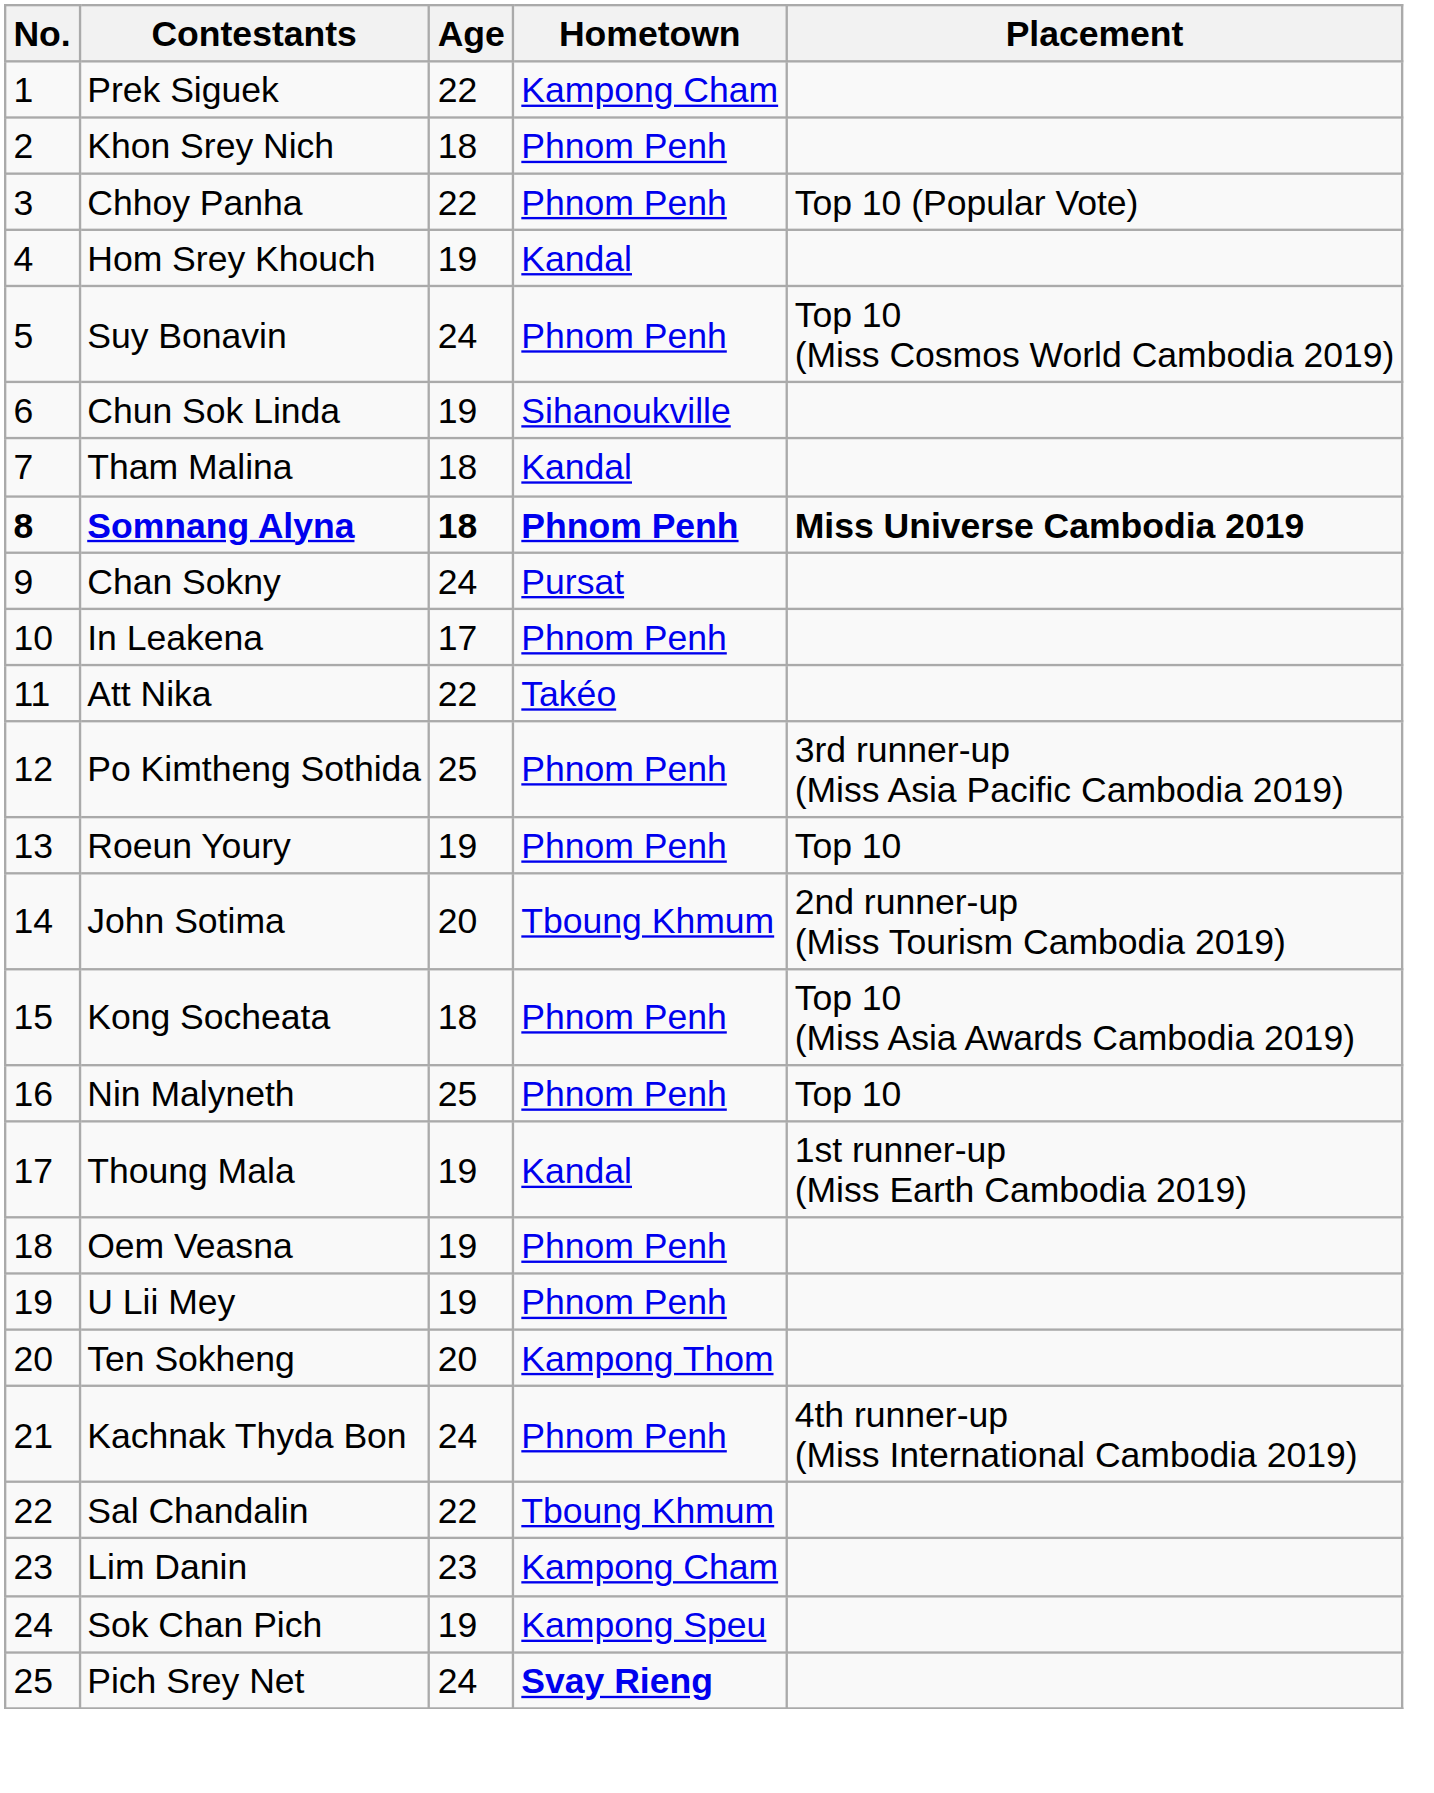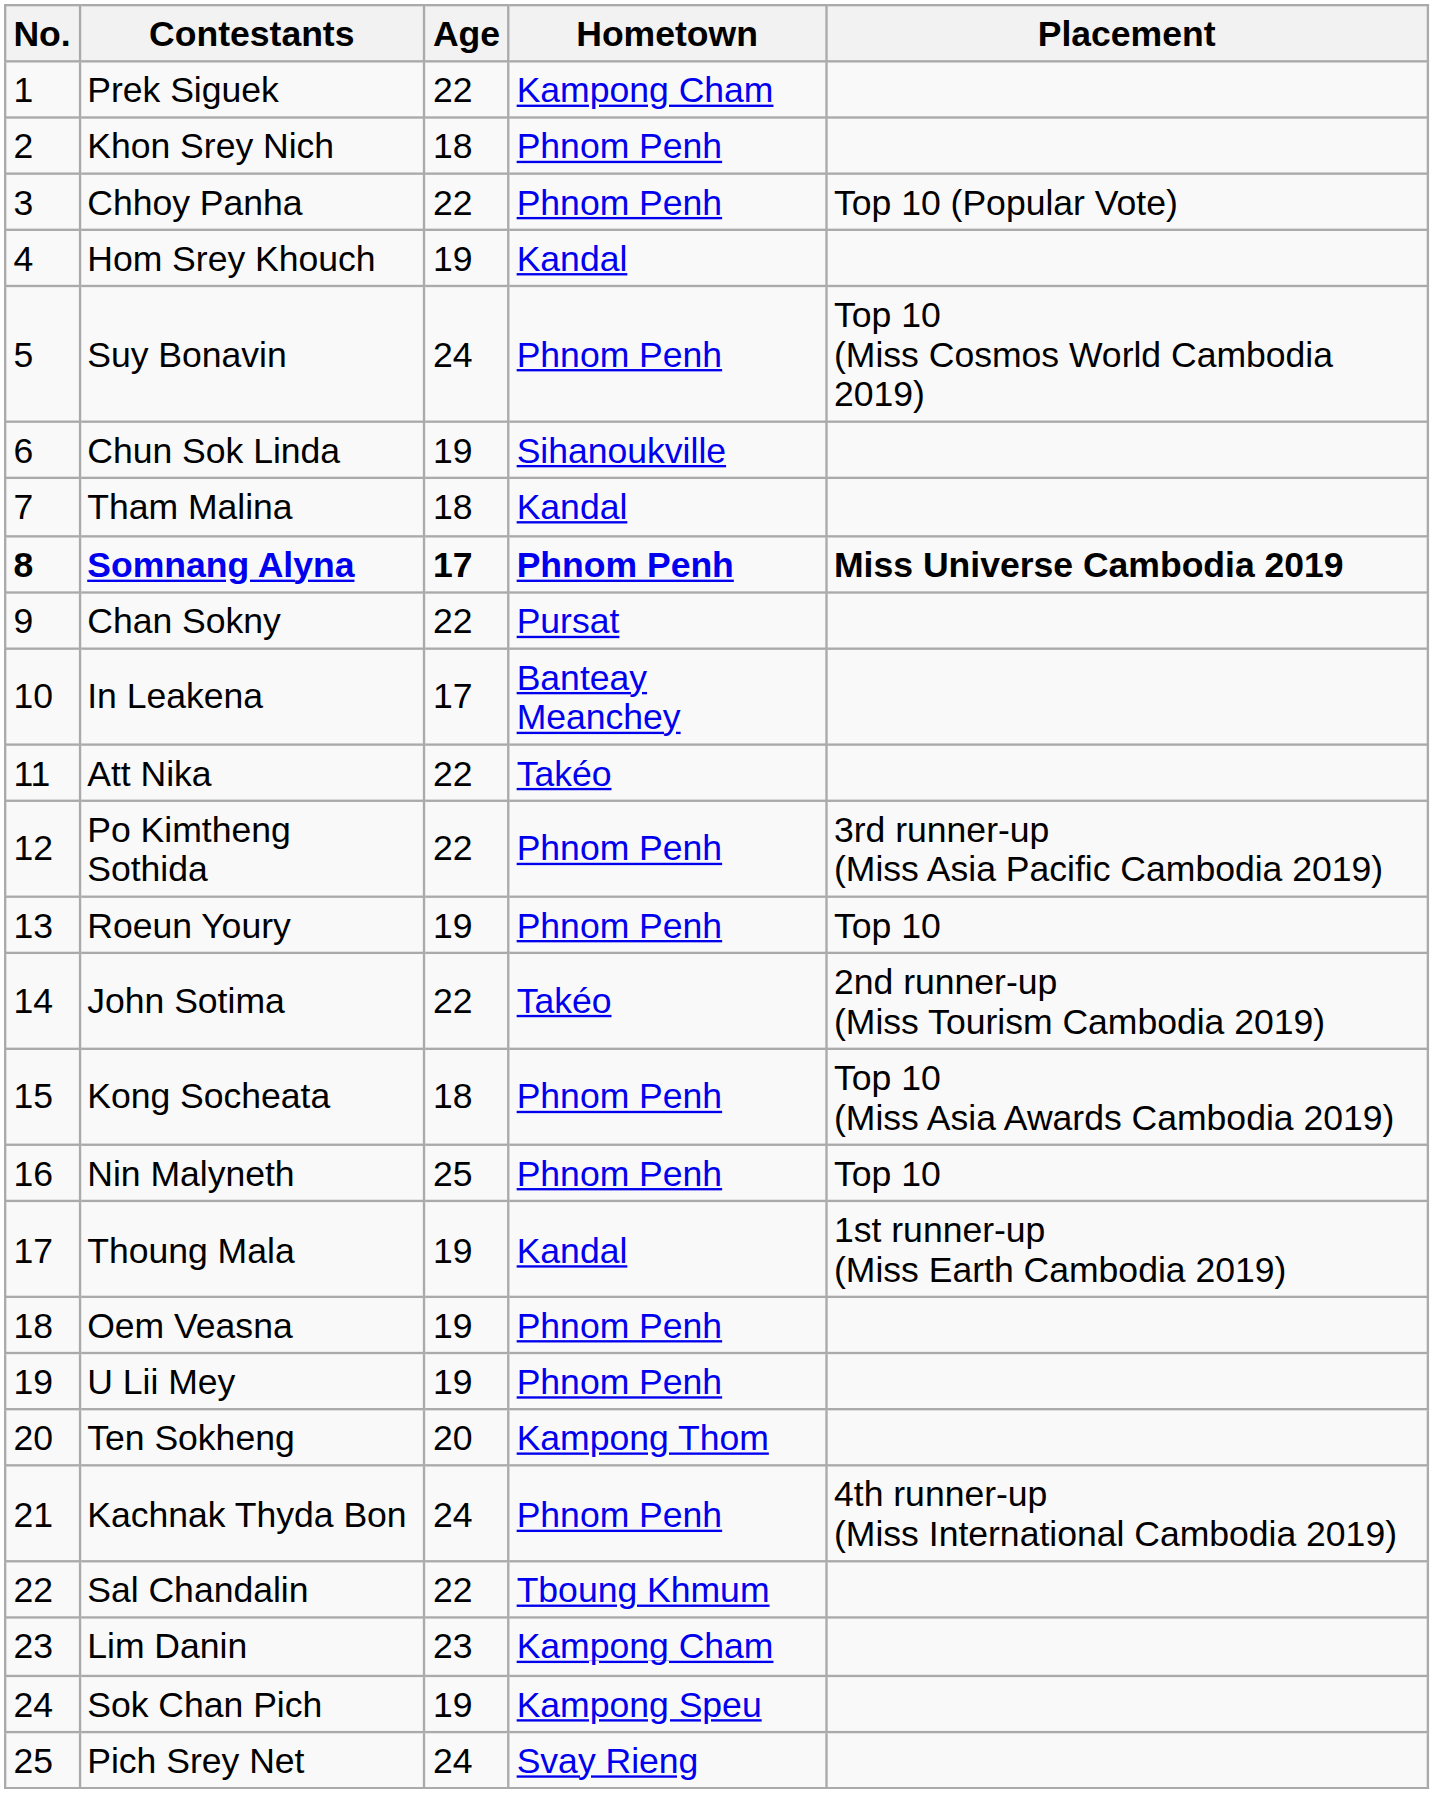(457, 524) 18 -> (453, 564) 17
(457, 580) 24 -> (453, 620) 22
(624, 636) Phnom Penh -> (599, 696) Banteay Meanchey
(457, 769) 25 -> (453, 848) 22
(457, 921) 20 -> (453, 1001) 22
(648, 921) Tboung Khmum -> (564, 1001) Takéo
(617, 1680) bold -> (608, 1759) normal
